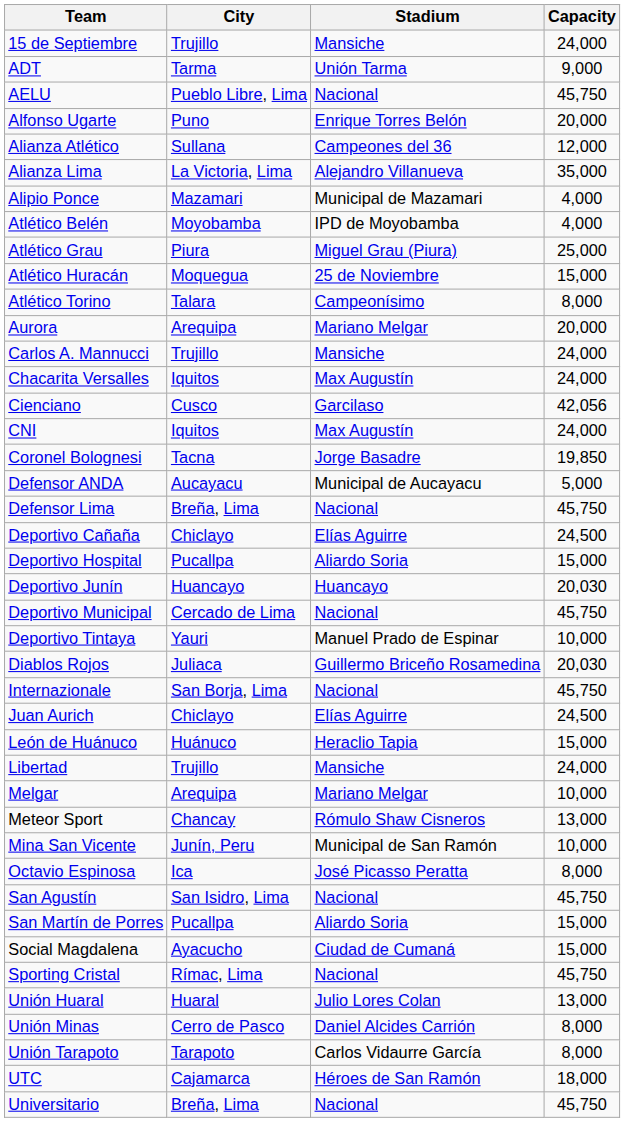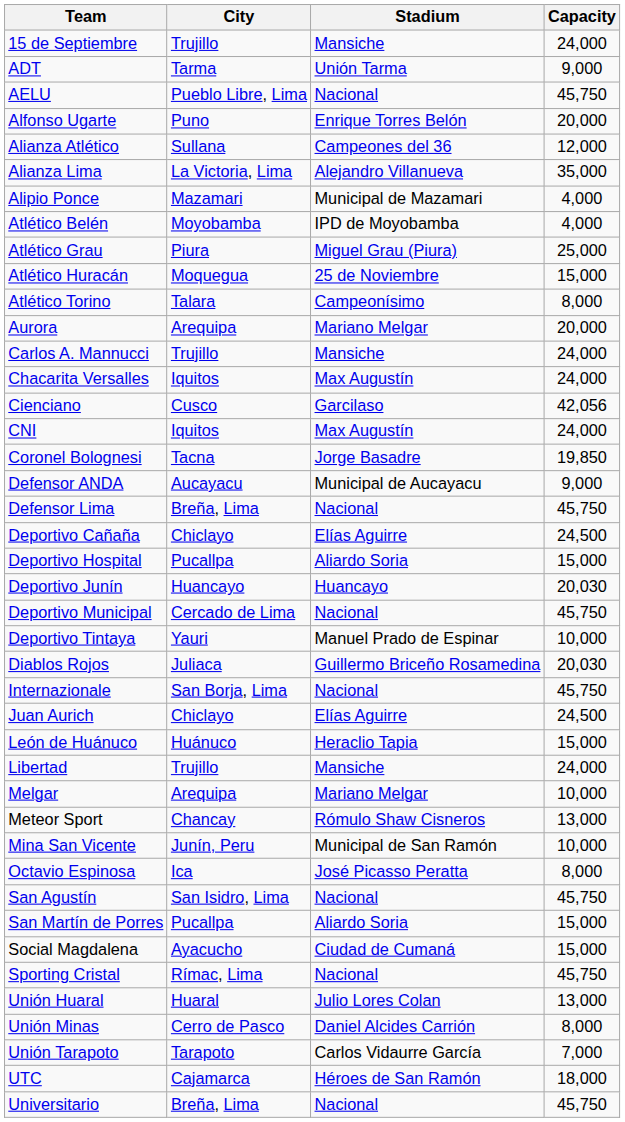(582, 483) 5,000 -> (582, 483) 9,000
(582, 1052) 8,000 -> (582, 1052) 7,000
